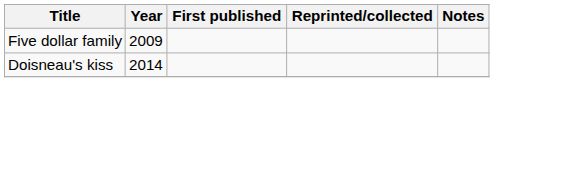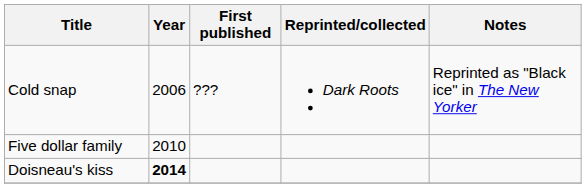+ row: (42, 90)
(146, 40) 2009 -> (169, 146) 2010
(146, 64) normal -> (169, 170) bold
